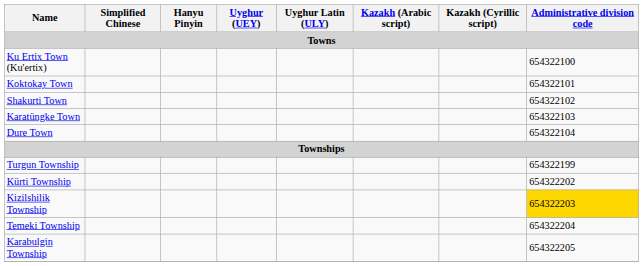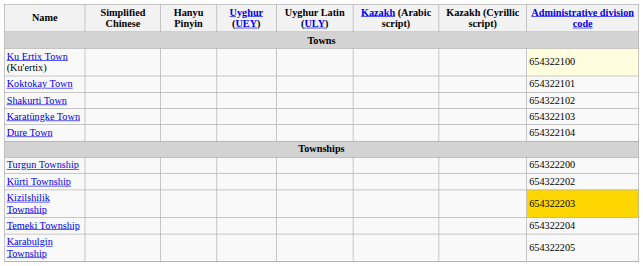(552, 62) no background -> (552, 62) lightyellow background
(552, 165) 654322199 -> (552, 165) 654322200
